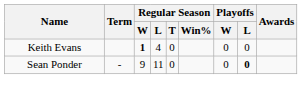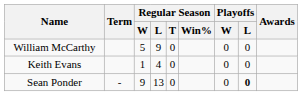+ row: (54, 47)
(142, 47) bold -> (142, 64) normal
(158, 64) 11 -> (158, 82) 13
